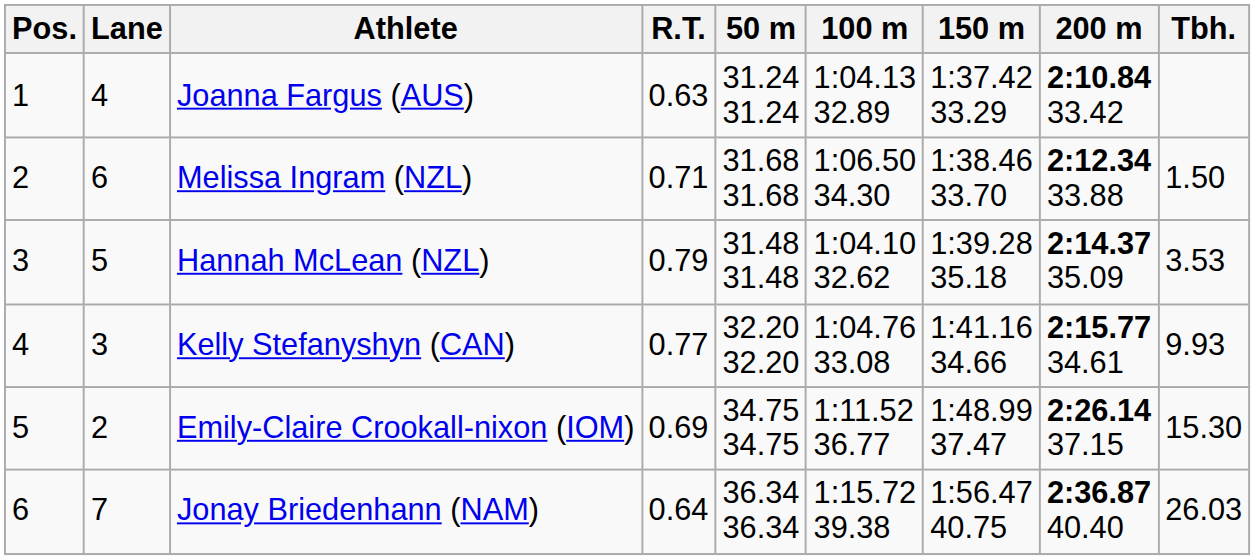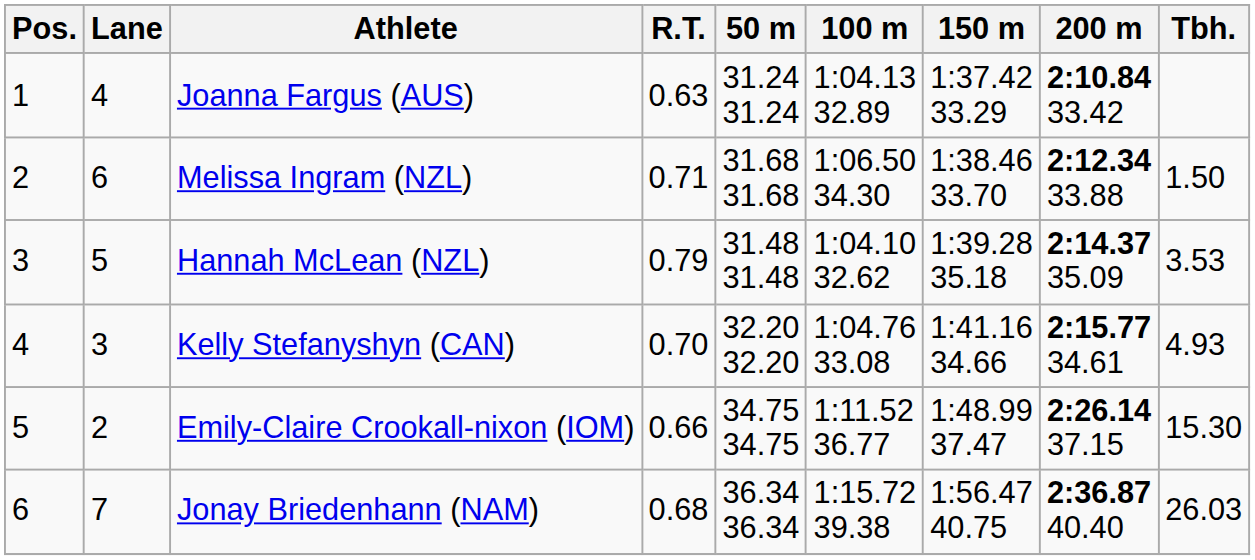(678, 344) 0.77 -> (678, 344) 0.70
(1195, 344) 9.93 -> (1195, 344) 4.93
(678, 427) 0.69 -> (678, 427) 0.66
(678, 511) 0.64 -> (678, 511) 0.68
